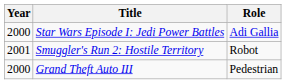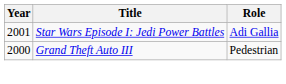(19, 32) 2000 -> (19, 32) 2001
- row: (120, 50)
